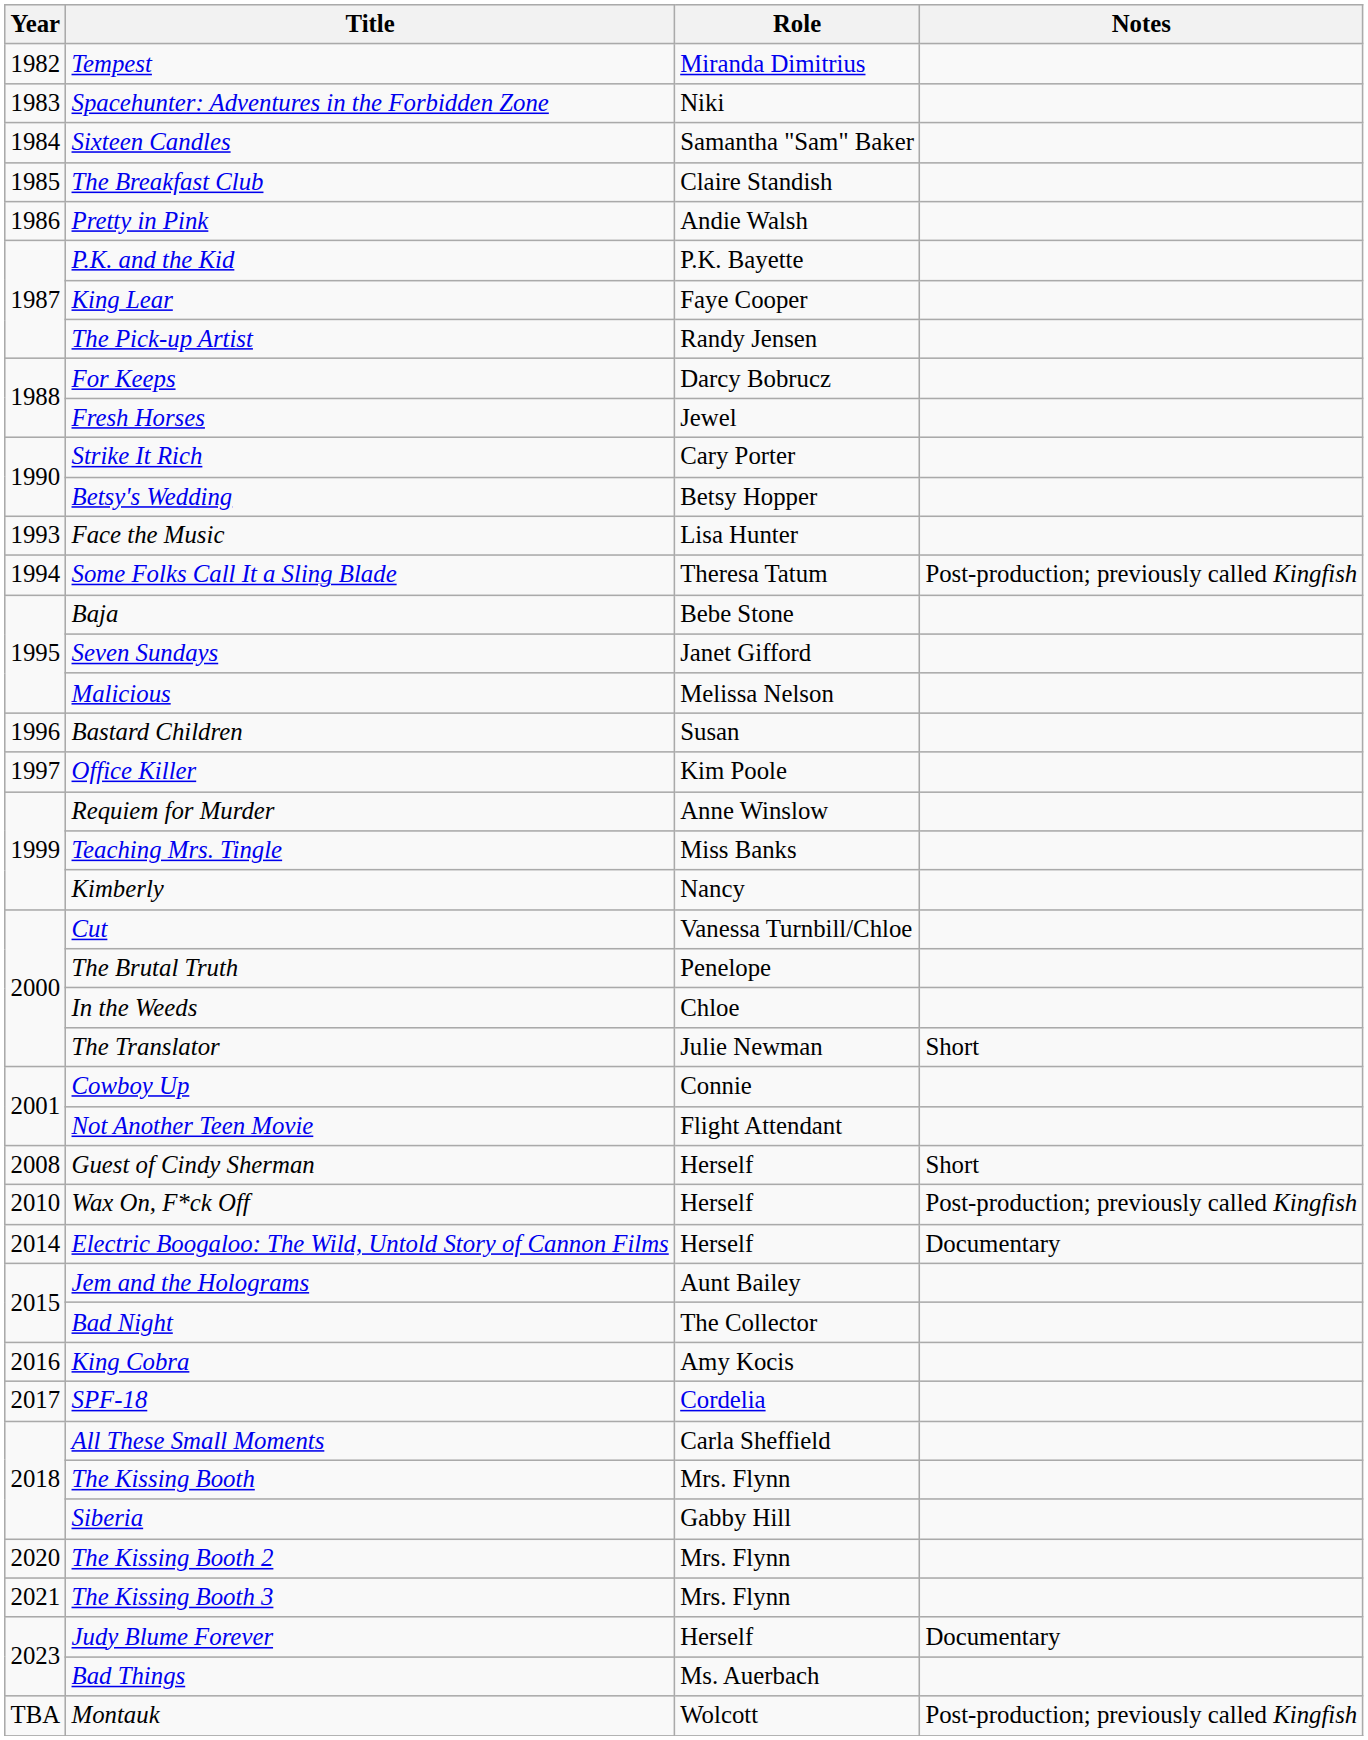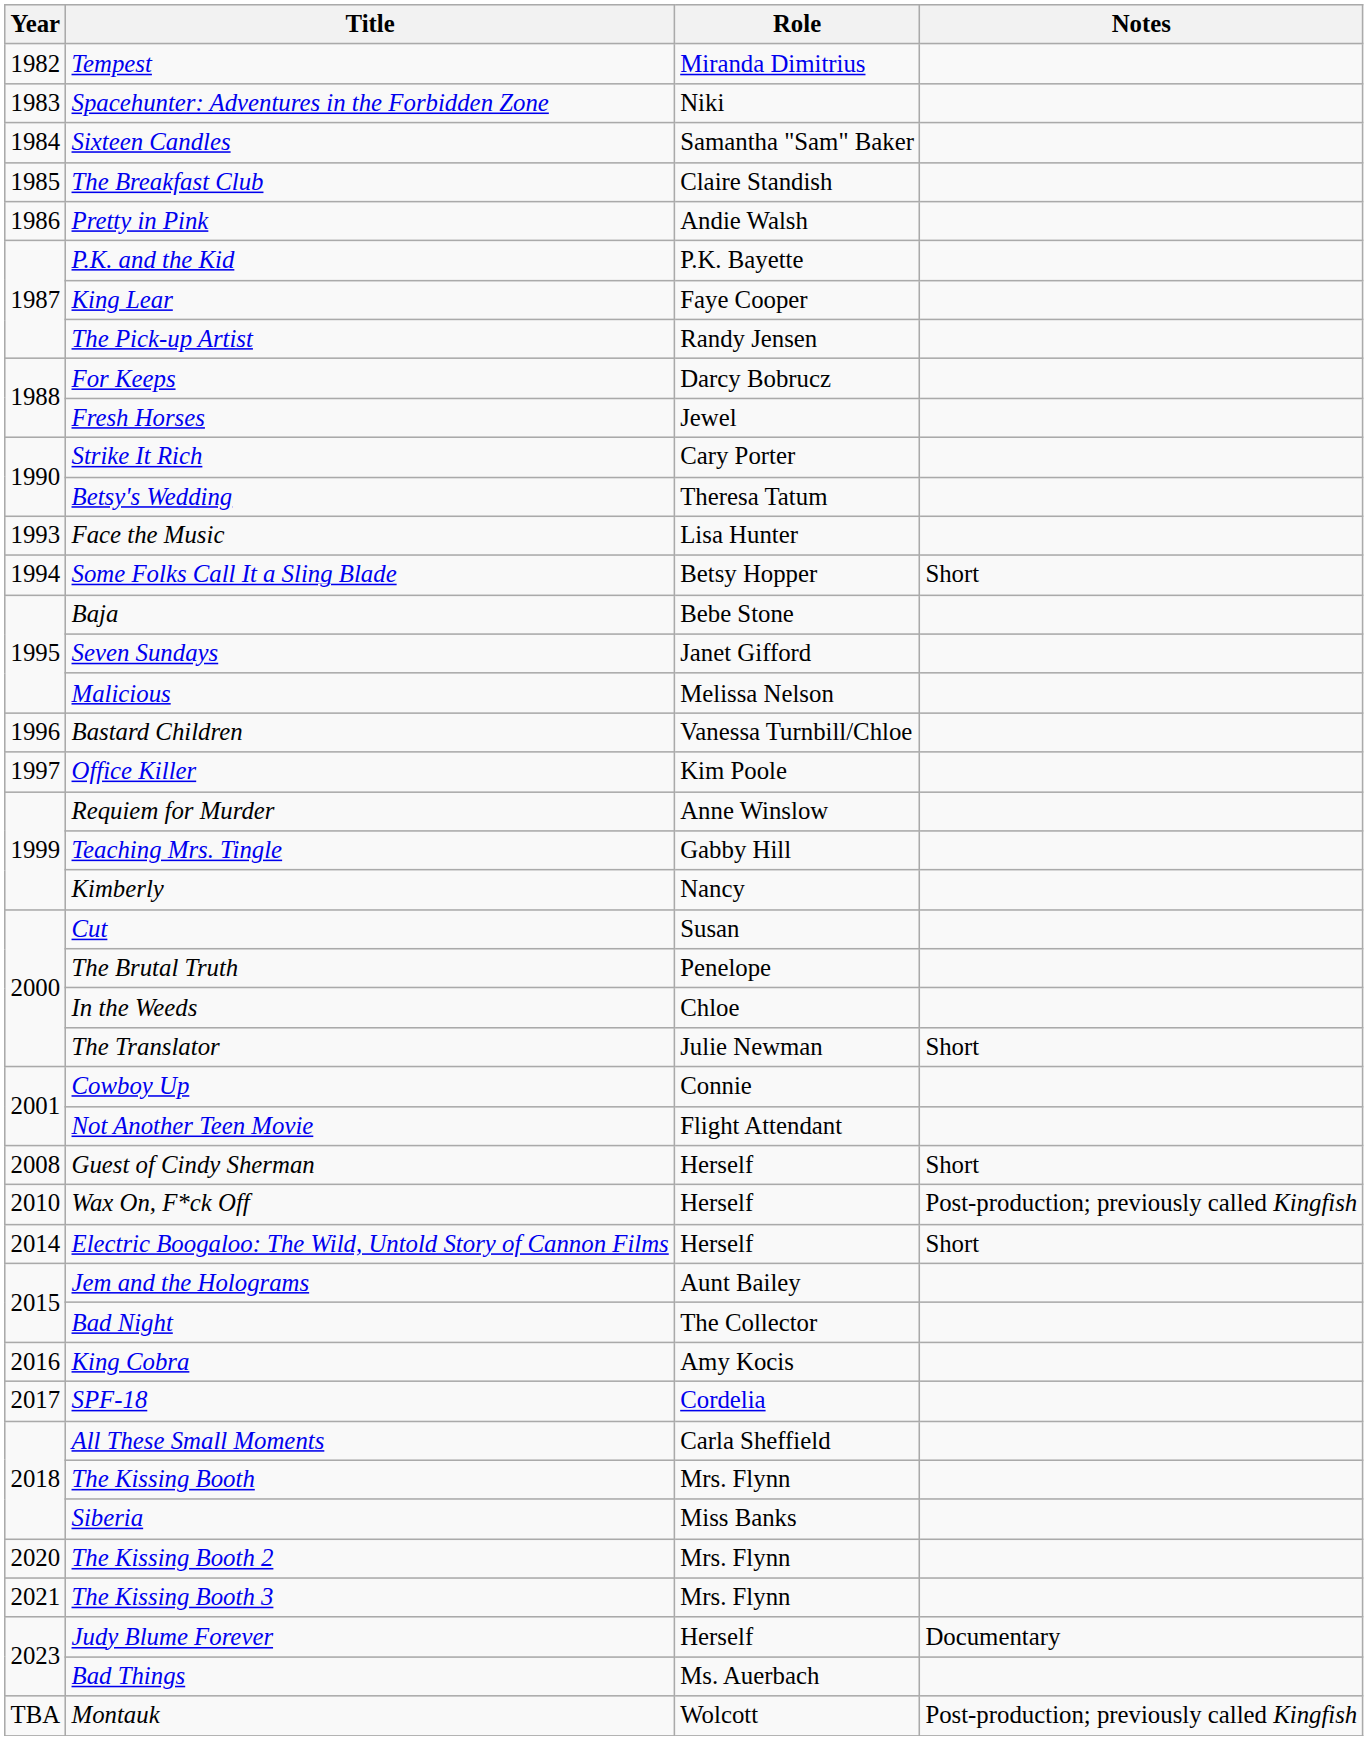(749, 496) Betsy Hopper -> (754, 496) Theresa Tatum
(754, 574) Theresa Tatum -> (749, 574) Betsy Hopper
(1141, 574) Post-production; previously called Kingfish -> (952, 574) Short
(710, 732) Susan -> (796, 732) Vanessa Turnbill/Chloe
(738, 850) Miss Banks -> (736, 850) Gabby Hill
(796, 928) Vanessa Turnbill/Chloe -> (710, 928) Susan
(993, 1243) Documentary -> (952, 1243) Short
(736, 1518) Gabby Hill -> (738, 1518) Miss Banks
